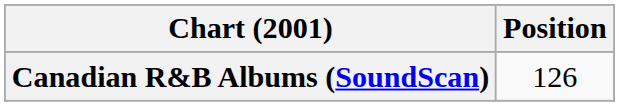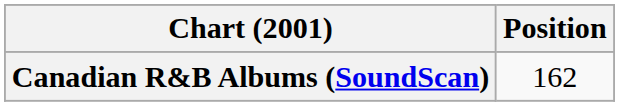(555, 76) 126 -> (555, 76) 162
